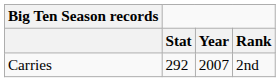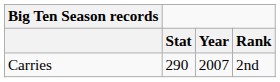(177, 64) 292 -> (177, 64) 290
